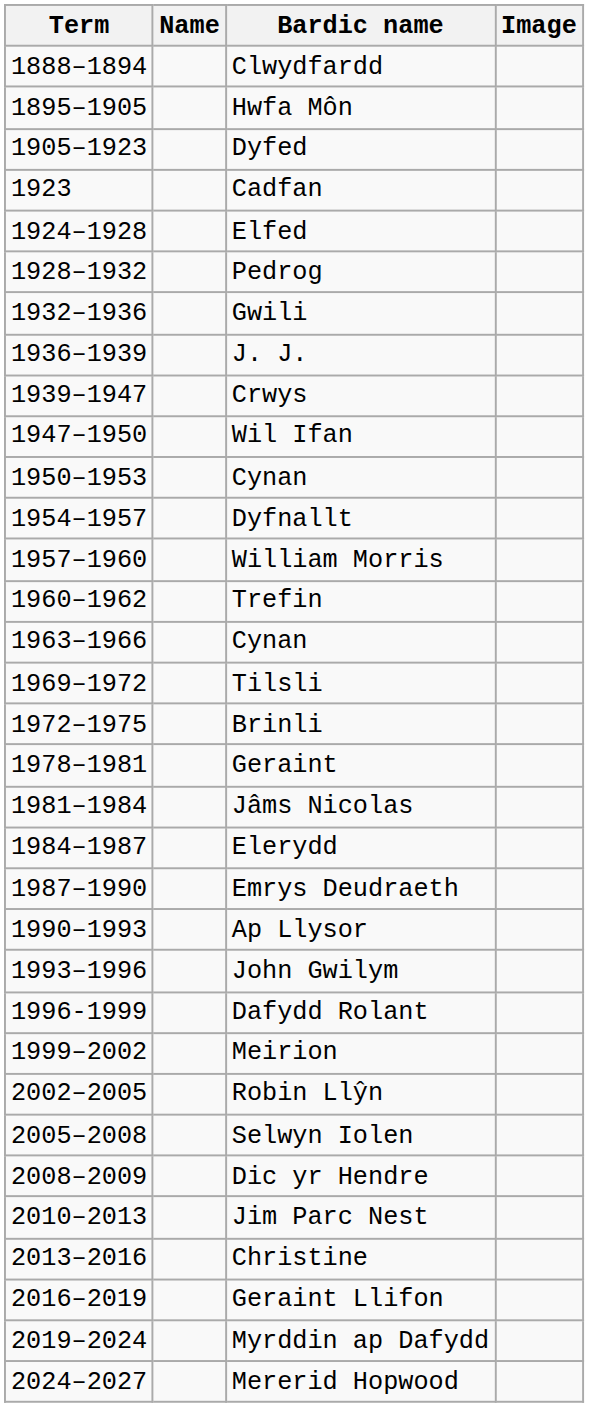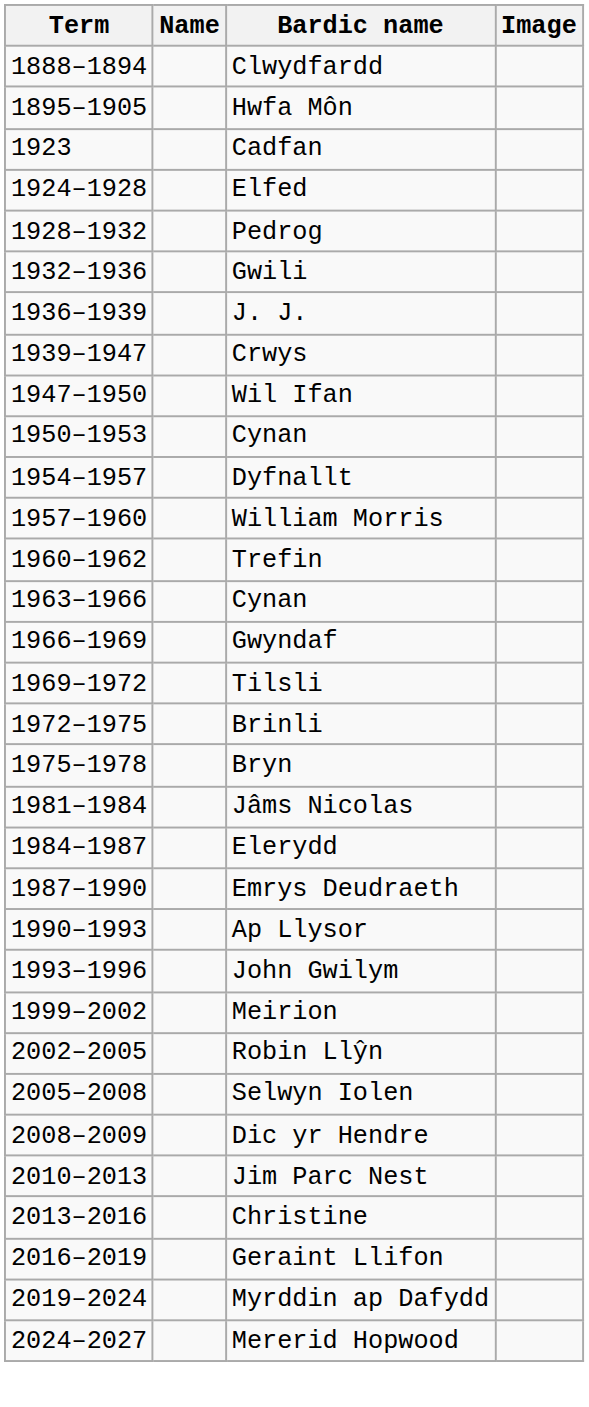- row: (79, 149)
+ row: (79, 642)
+ row: (79, 765)
- row: (79, 765)
- row: (79, 1012)
